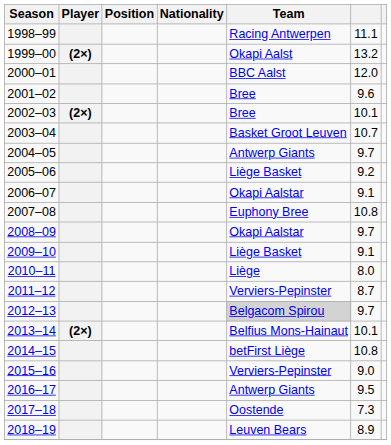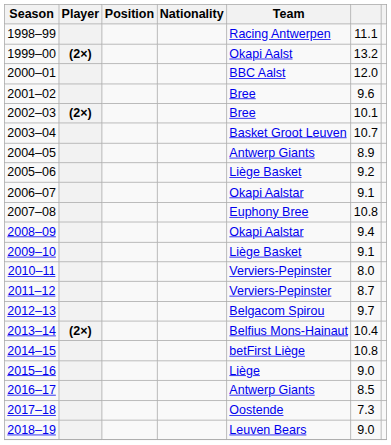(366, 152) 9.7 -> (366, 152) 8.9
(366, 232) 9.7 -> (366, 232) 9.4
(245, 271) Liège -> (280, 271) Verviers-Pepinster
(277, 311) lightgrey background -> (277, 311) no background
(366, 331) 10.1 -> (366, 331) 10.4
(280, 370) Verviers-Pepinster -> (245, 370) Liège
(366, 390) 9.5 -> (366, 390) 8.5
(366, 430) 8.9 -> (366, 430) 9.0
